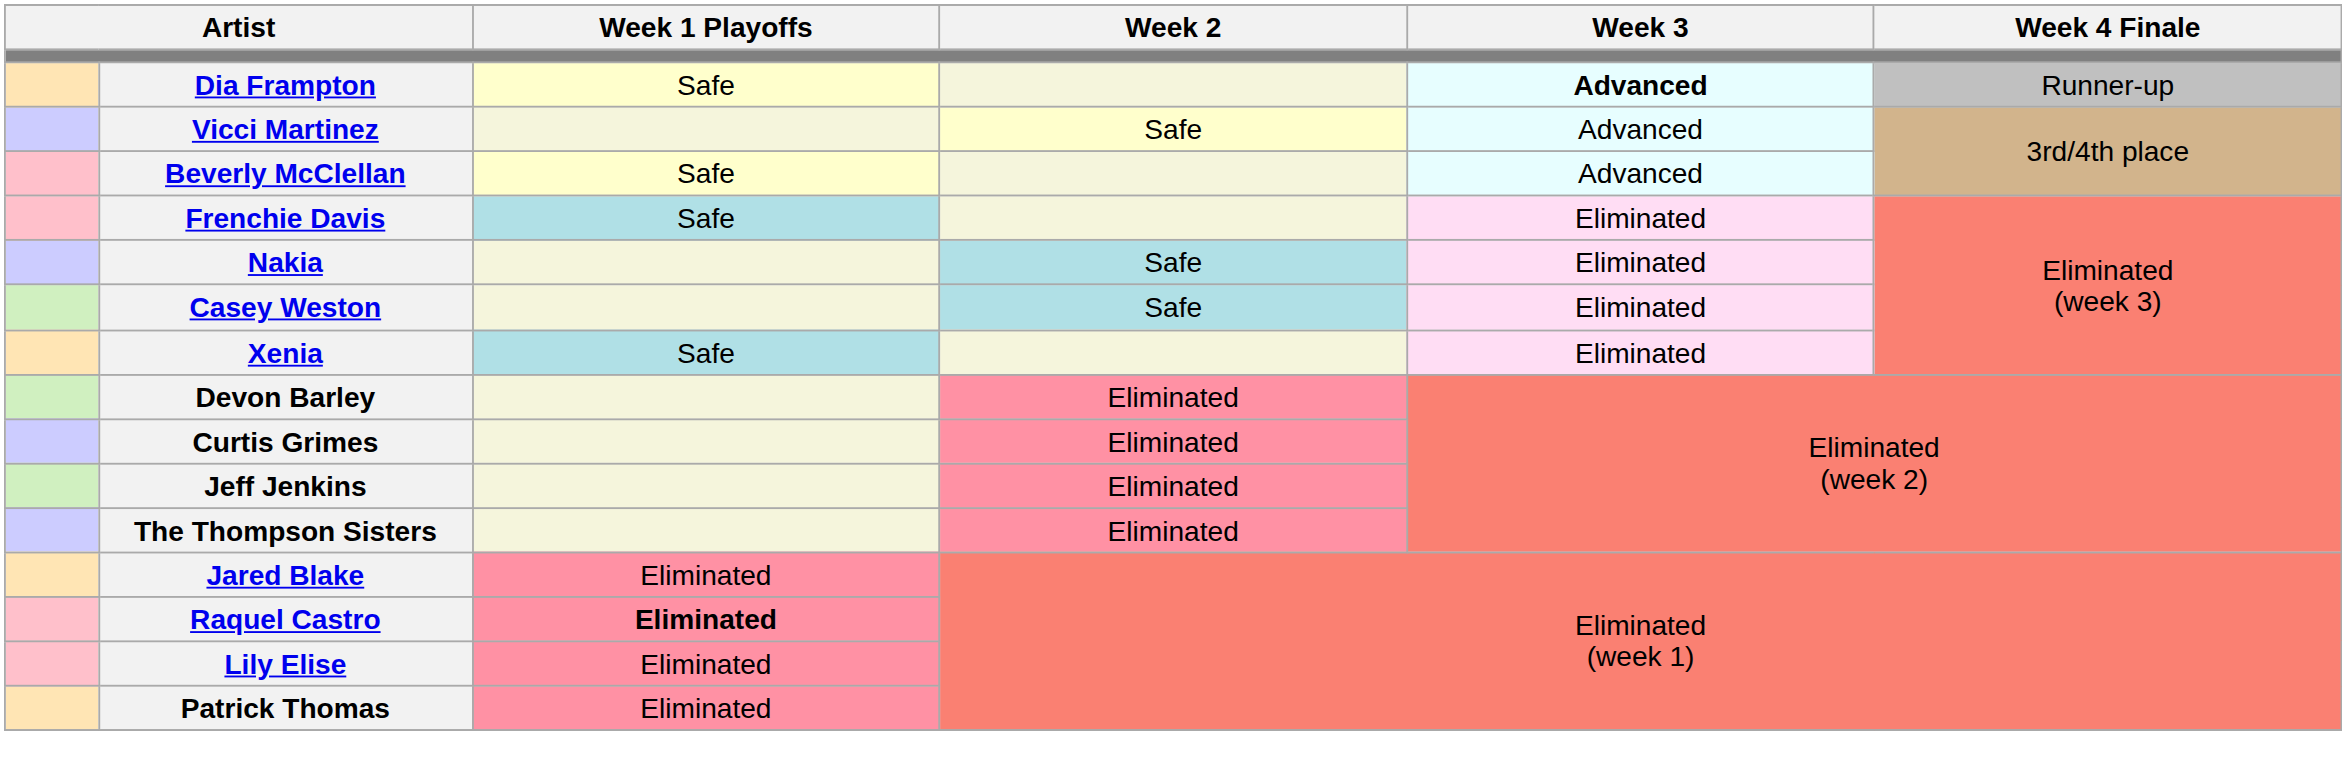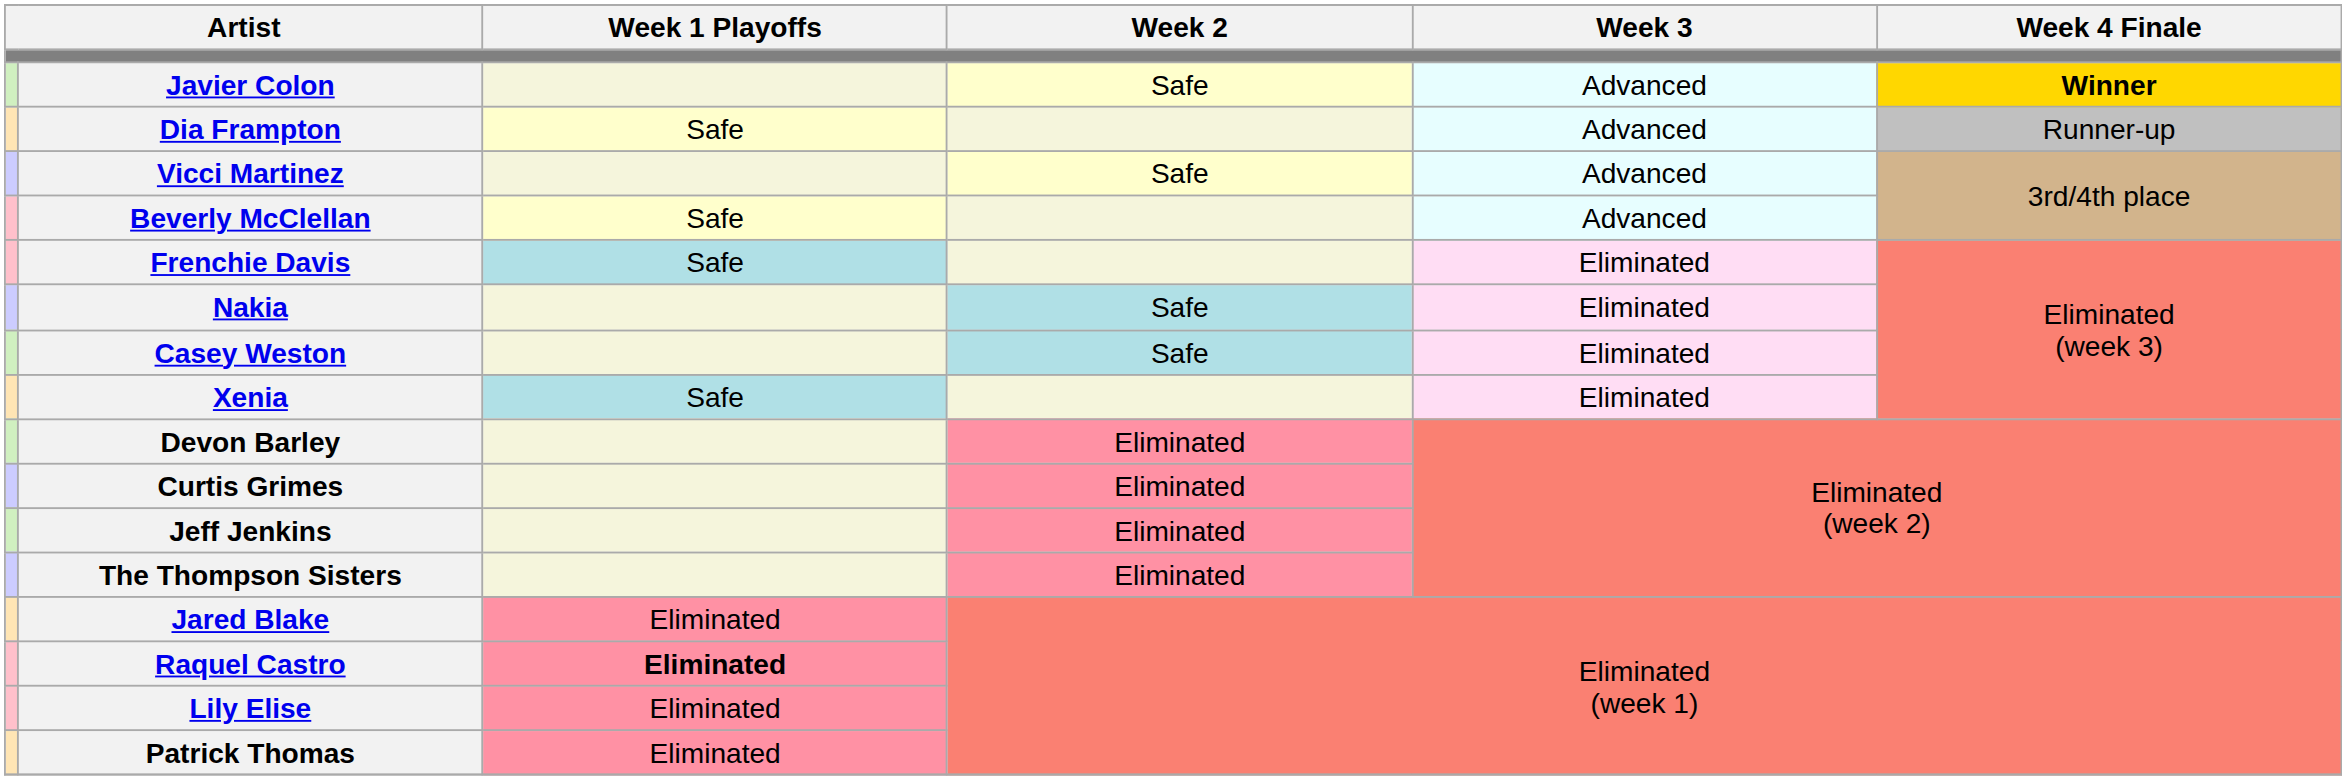+ row: (250, 85)
(1641, 85) bold -> (1644, 129) normal
